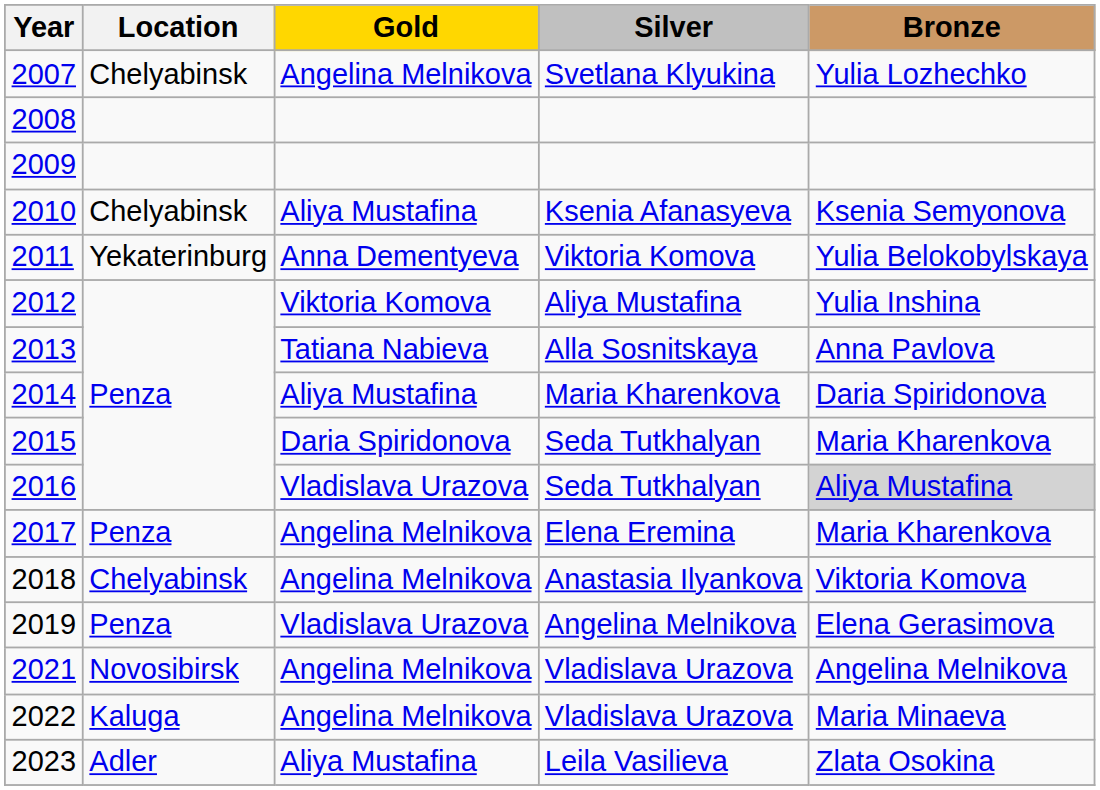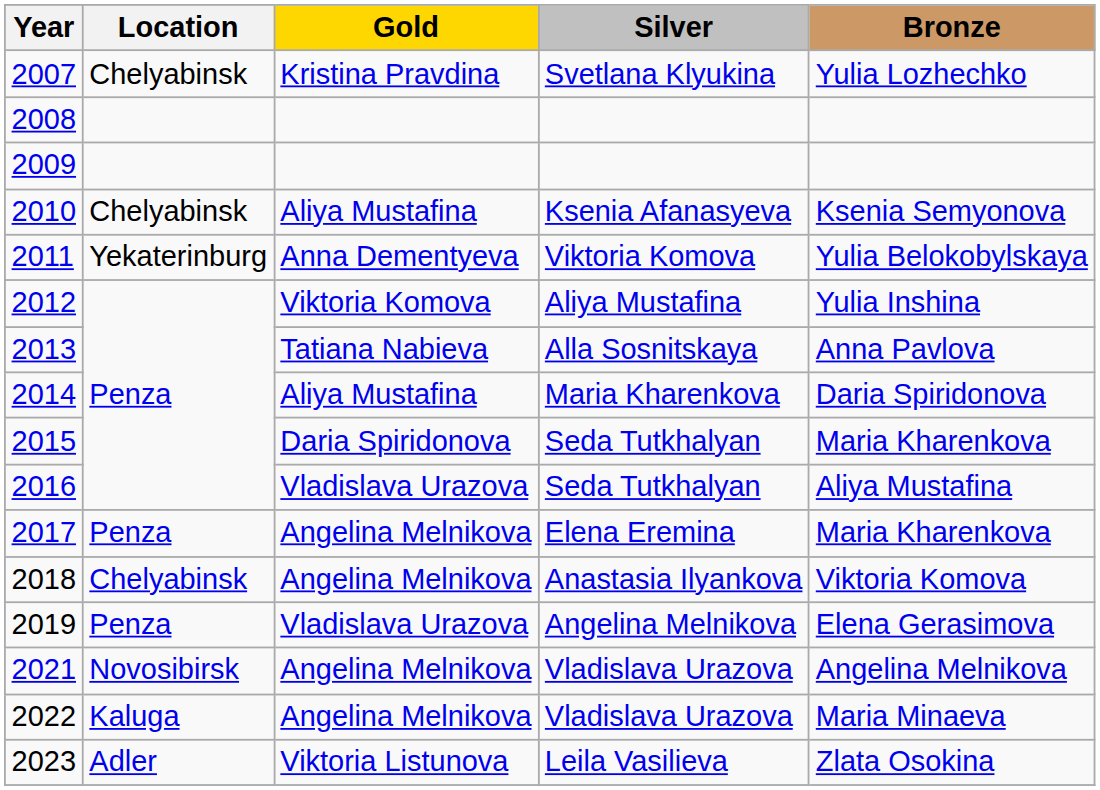(406, 73) Angelina Melnikova -> (390, 73) Kristina Pravdina
(914, 486) lightgrey background -> (914, 486) no background
(379, 762) Aliya Mustafina -> (394, 762) Viktoria Listunova
